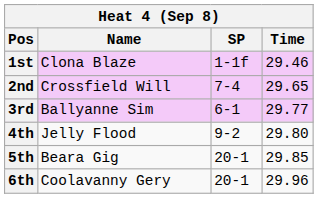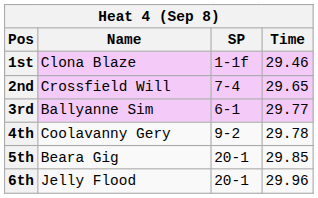(88, 134) Jelly Flood -> (106, 134) Coolavanny Gery
(287, 134) 29.80 -> (287, 134) 29.78
(106, 181) Coolavanny Gery -> (88, 181) Jelly Flood
